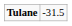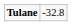(53, 12) -31.5 -> (53, 12) -32.8
